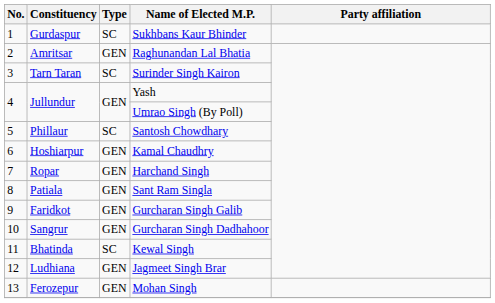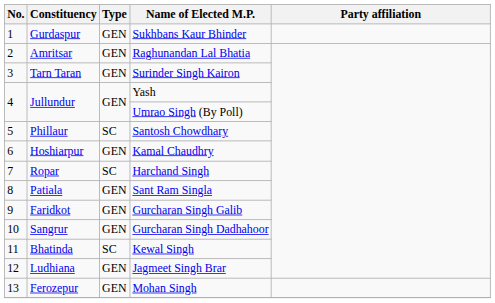(109, 34) SC -> (114, 34) GEN
(109, 73) SC -> (114, 73) GEN
(114, 170) GEN -> (109, 170) SC
